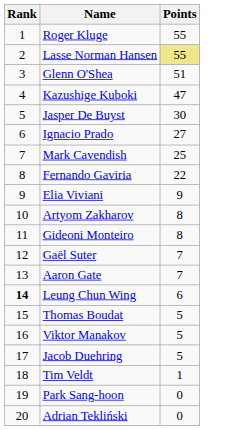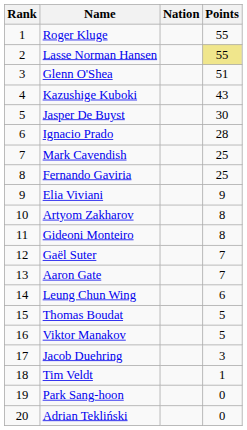+ column: (181, 14)
(180, 94) 47 -> (222, 94) 43
(180, 134) 27 -> (222, 134) 28
(180, 174) 22 -> (222, 174) 25
(22, 295) bold -> (22, 295) normal
(180, 355) 5 -> (222, 355) 3
